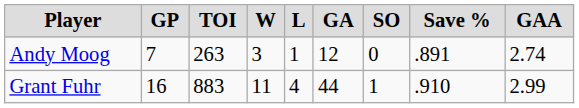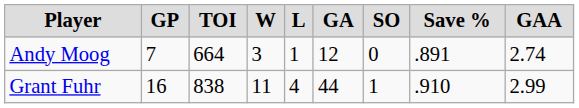(209, 53) 263 -> (209, 53) 664
(209, 86) 883 -> (209, 86) 838
